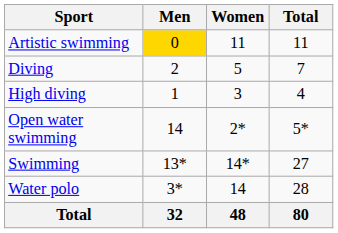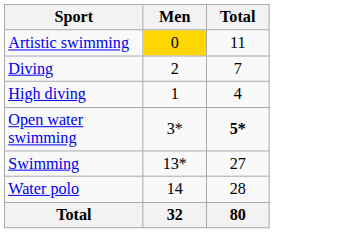- column: (238, 17)
(175, 128) 14 -> (175, 128) 3*
(301, 128) normal -> (238, 128) bold
(175, 189) 3* -> (175, 189) 14
